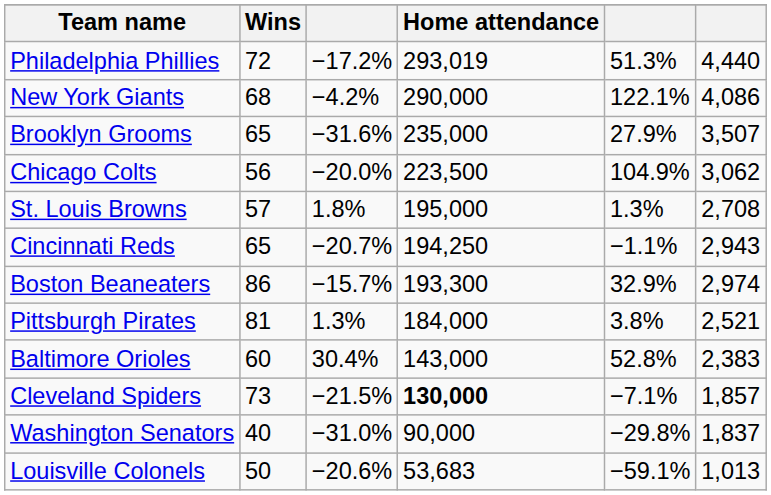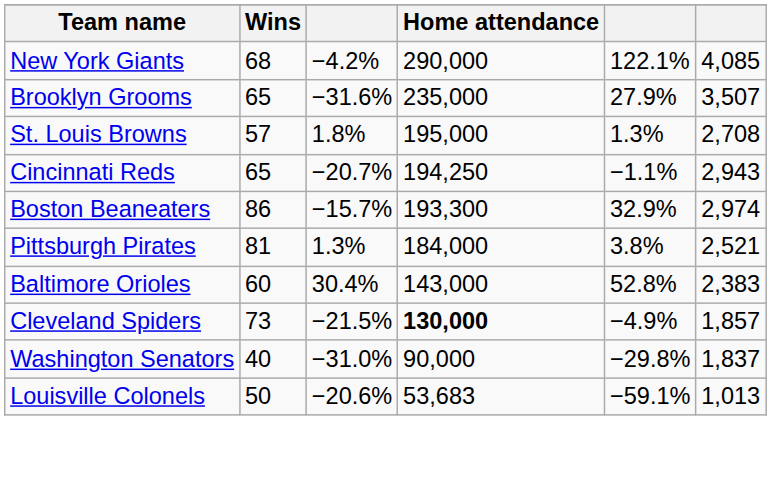- row: (115, 60)
(731, 97) 4,086 -> (731, 60) 4,085
- row: (83, 172)
(644, 396) −7.1% -> (644, 321) −4.9%
